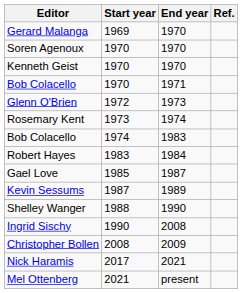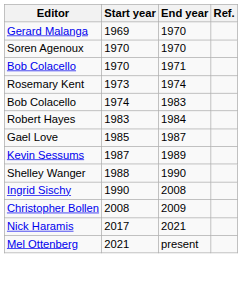- row: (42, 66)
- row: (42, 102)
